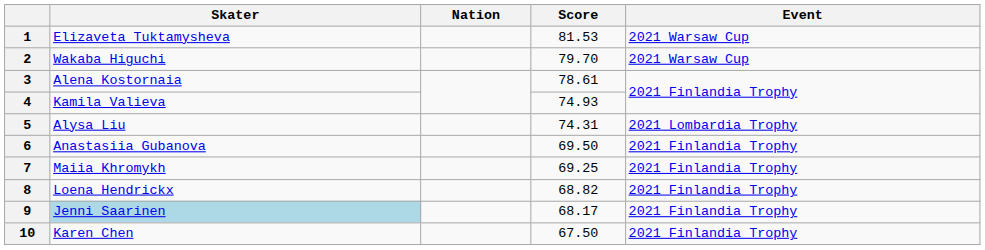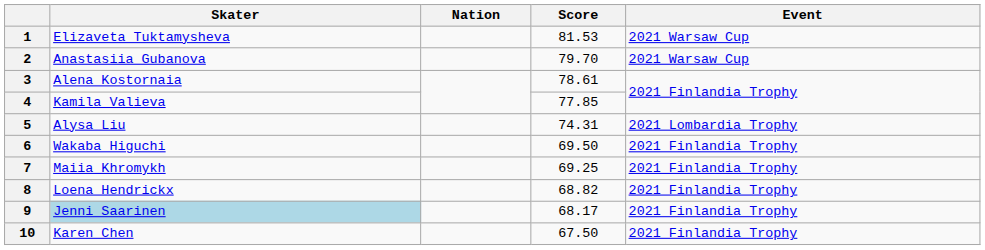(109, 59) Wakaba Higuchi -> (129, 59) Anastasiia Gubanova
(578, 103) 74.93 -> (578, 103) 77.85
(129, 146) Anastasiia Gubanova -> (109, 146) Wakaba Higuchi
